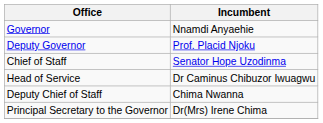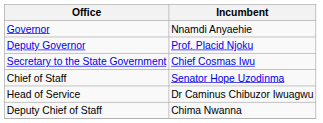+ row: (87, 62)
- row: (87, 111)
